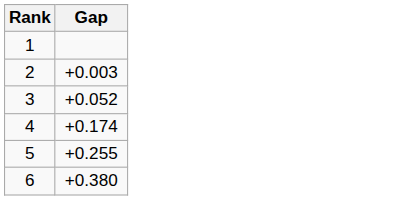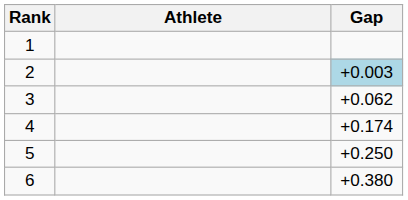+ column: (193, 18)
(91, 72) no background -> (367, 72) lightblue background
(91, 99) +0.052 -> (367, 99) +0.062
(91, 153) +0.255 -> (367, 153) +0.250
